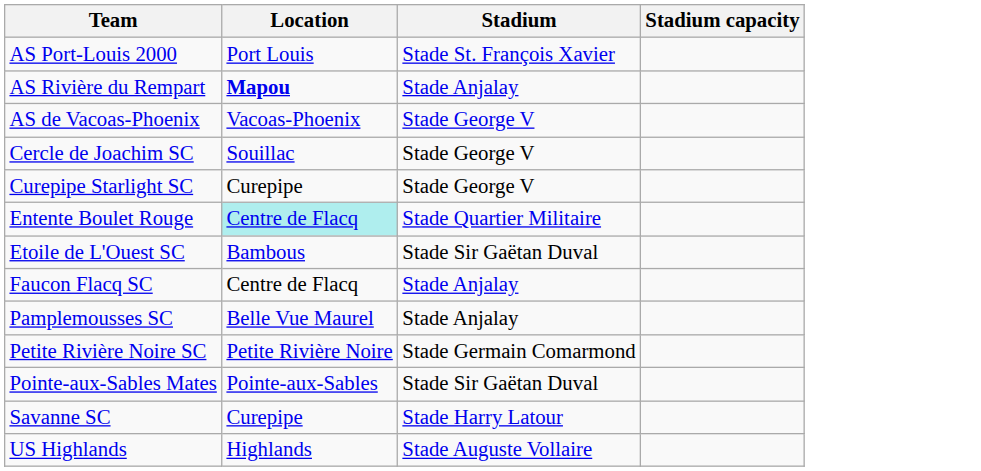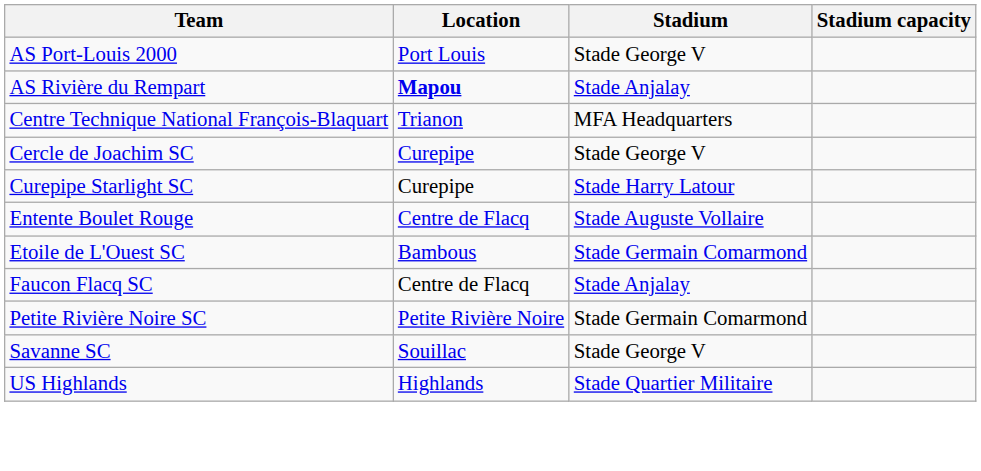(509, 53) Stade St. François Xavier -> (640, 53) Stade George V
- row: (105, 119)
+ row: (199, 119)
(261, 152) Souillac -> (436, 152) Curepipe
(468, 185) Stade George V -> (654, 185) Stade Harry Latour
(292, 218) paleturquoise background -> (464, 218) no background
(502, 218) Stade Quartier Militaire -> (669, 218) Stade Auguste Vollaire
(500, 251) Stade Sir Gaëtan Duval -> (690, 251) Stade Germain Comarmond
- row: (91, 317)
- row: (113, 383)
(265, 416) Curepipe -> (432, 350) Souillac
(483, 416) Stade Harry Latour -> (640, 350) Stade George V
(497, 449) Stade Auguste Vollaire -> (673, 383) Stade Quartier Militaire
